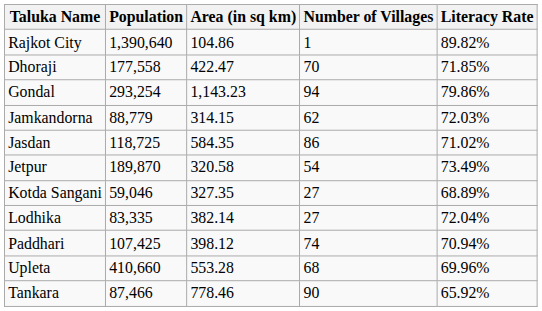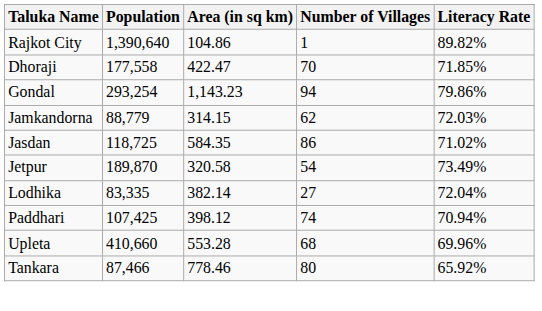- row: (55, 192)
(311, 293) 90 -> (308, 268) 80
